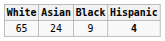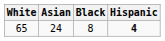(91, 29) 9 -> (91, 29) 8
